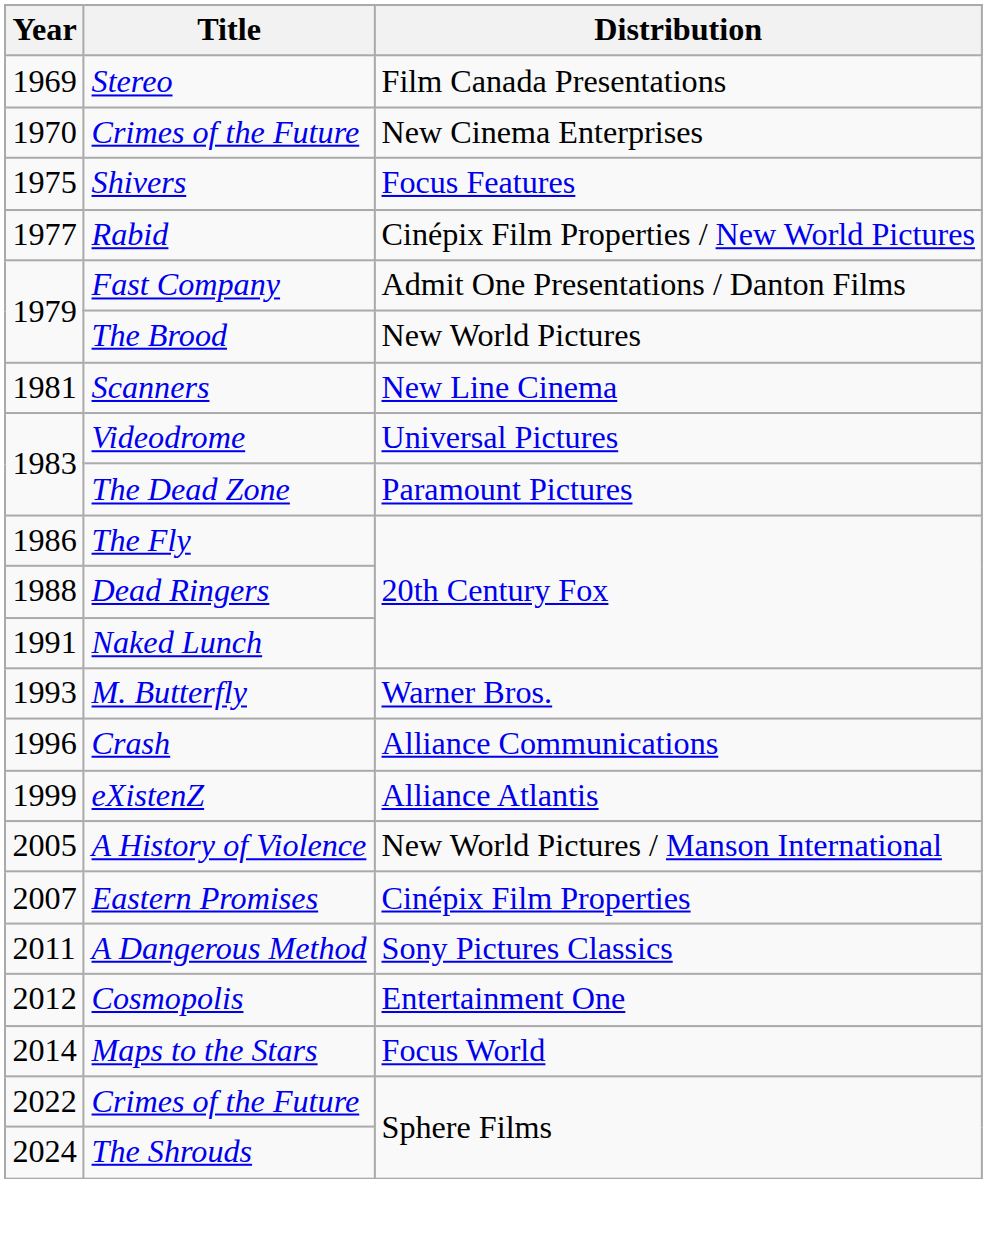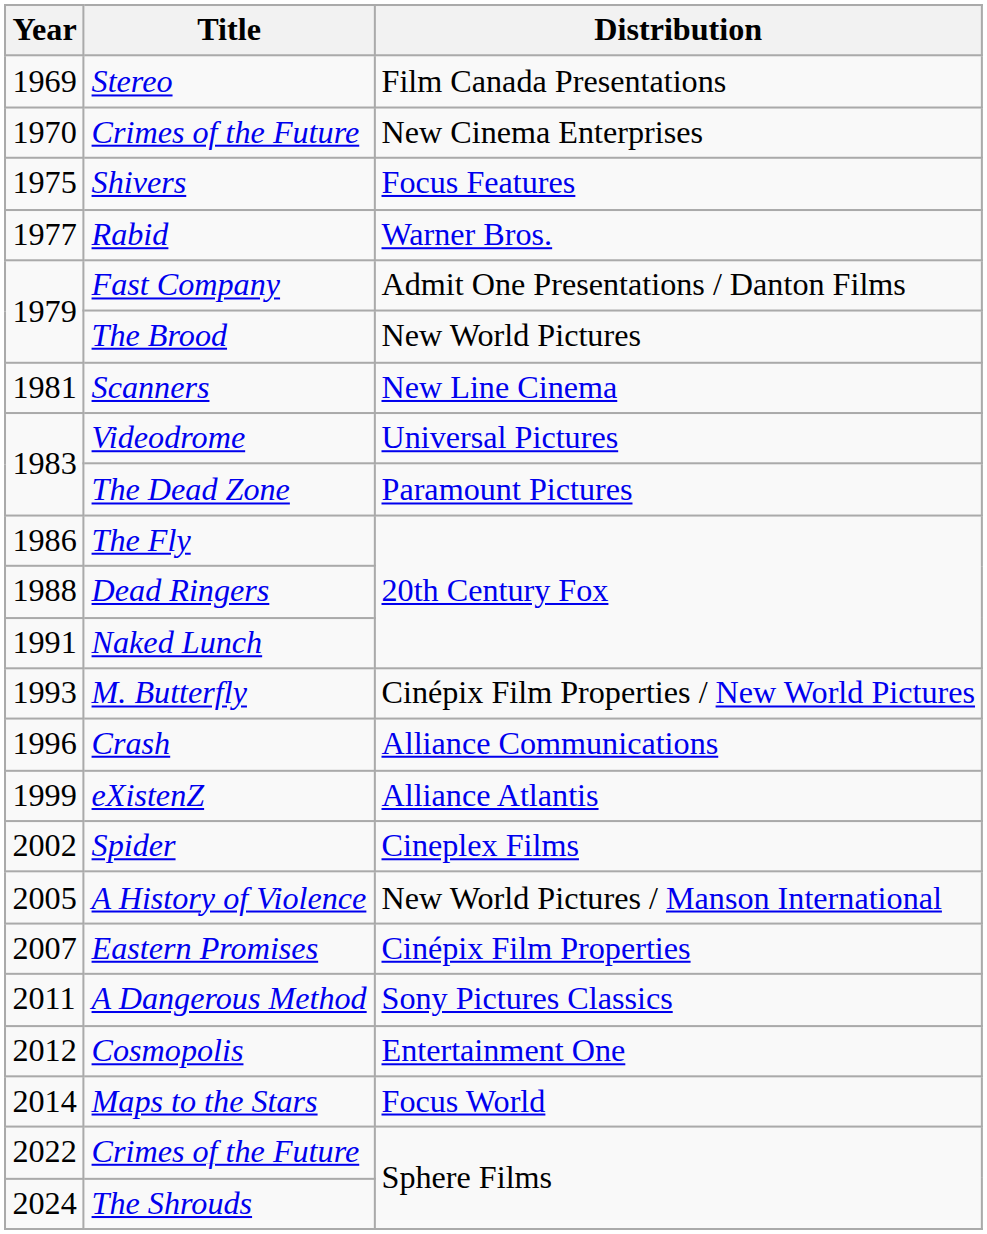(678, 234) Cinépix Film Properties / New World Pictures -> (467, 234) Warner Bros.
(467, 693) Warner Bros. -> (678, 693) Cinépix Film Properties / New World Pictures
+ row: (45, 846)
